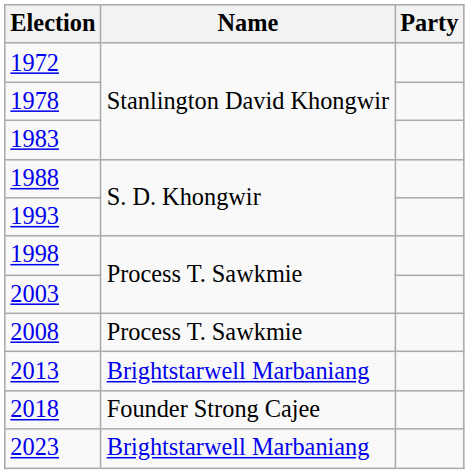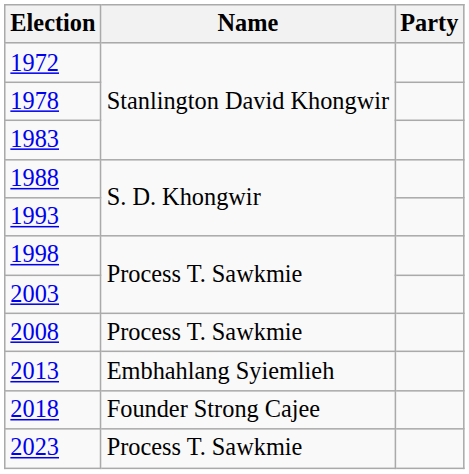(238, 370) Brightstarwell Marbaniang -> (221, 370) Embhahlang Syiemlieh
(238, 448) Brightstarwell Marbaniang -> (205, 448) Process T. Sawkmie
